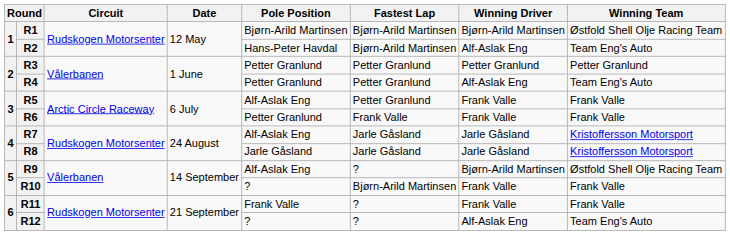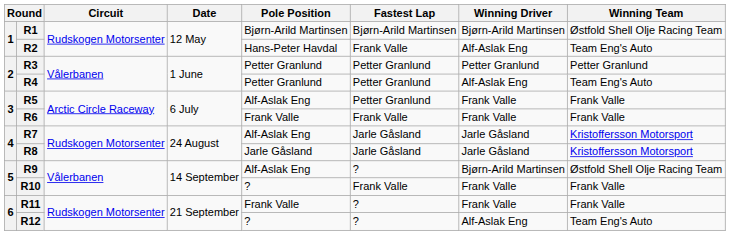(405, 47) Bjørn-Arild Martinsen -> (380, 47) Frank Valle
(283, 117) Petter Granlund -> (272, 117) Frank Valle
(405, 186) Bjørn-Arild Martinsen -> (380, 186) Frank Valle
